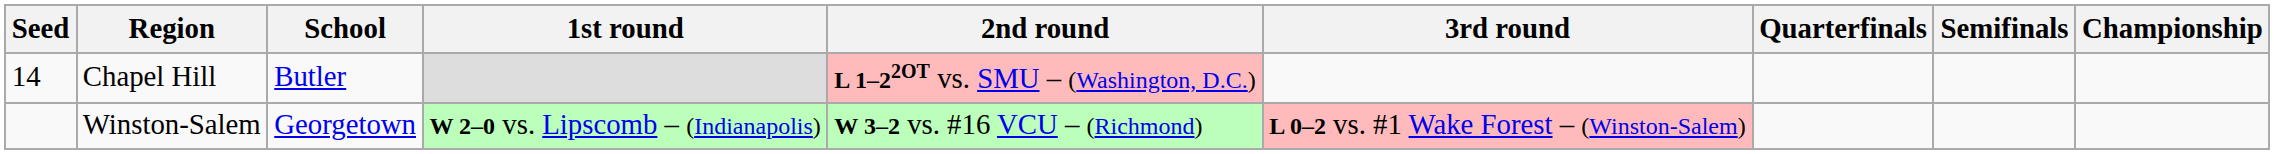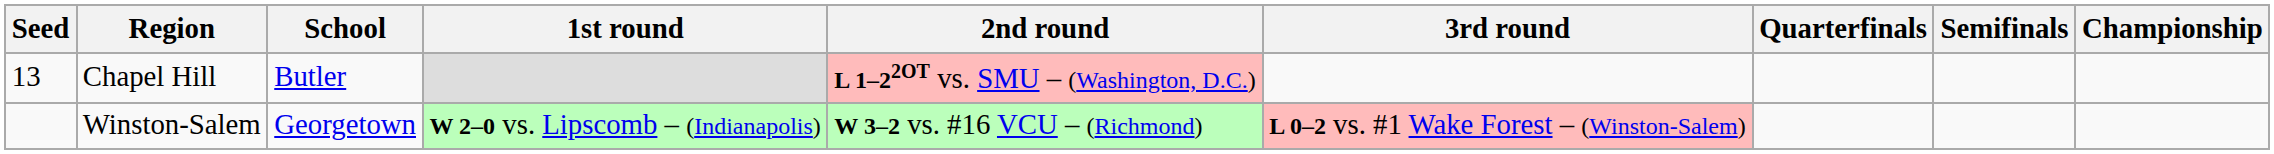(26, 77) 14 -> (26, 77) 13
